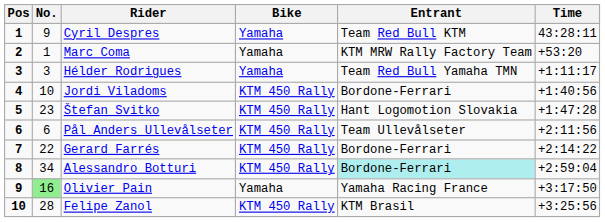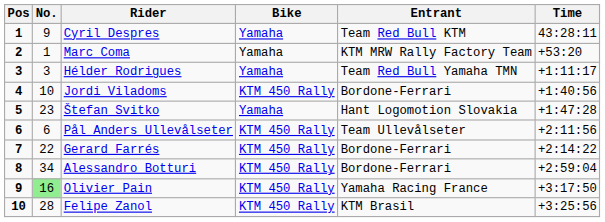(287, 111) KTM 450 Rally -> (261, 111) Yamaha
(396, 169) paleturquoise background -> (396, 169) no background
(261, 188) Yamaha -> (287, 188) KTM 450 Rally
